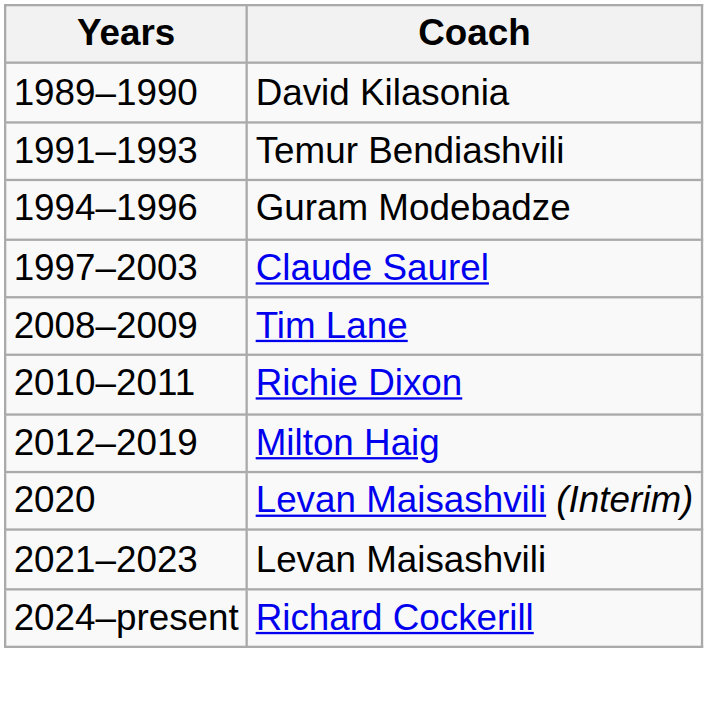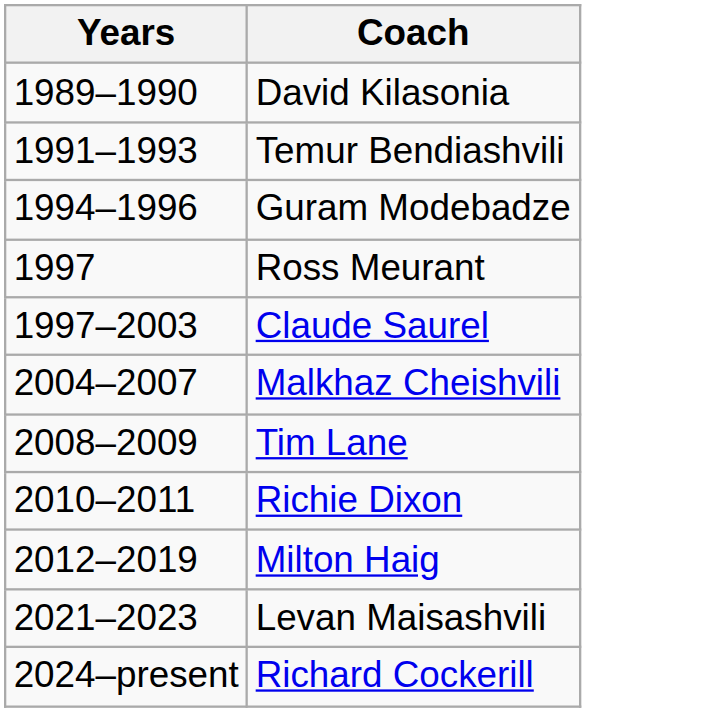+ row: (370, 267)
+ row: (408, 383)
- row: (475, 500)
